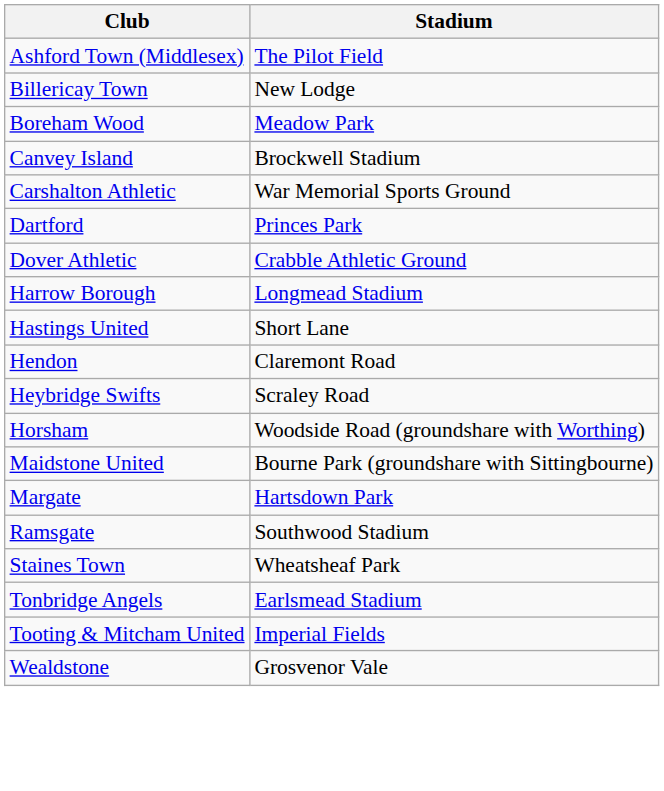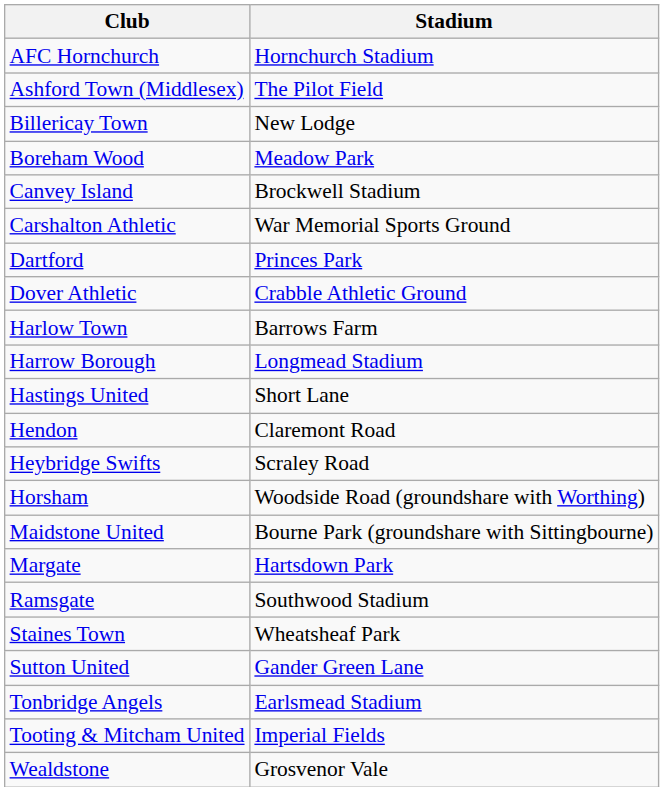+ row: (84, 55)
+ row: (69, 327)
+ row: (69, 667)
